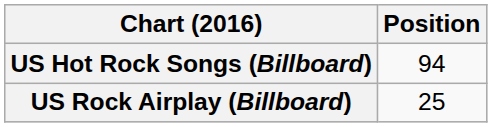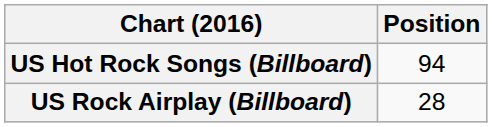(432, 102) 25 -> (432, 102) 28
